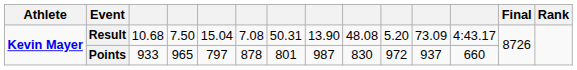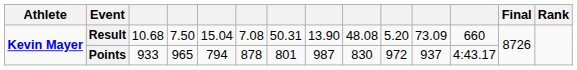(474, 35) 4:43.17 -> (474, 35) 660
(217, 55) 797 -> (217, 55) 794
(474, 55) 660 -> (474, 55) 4:43.17
